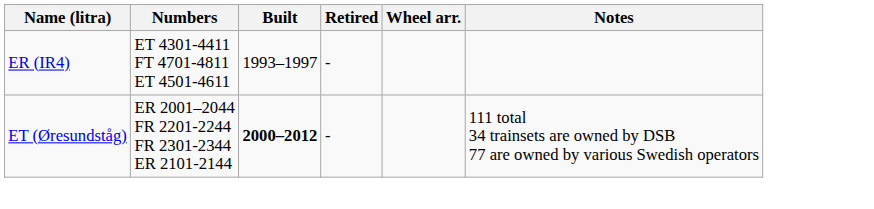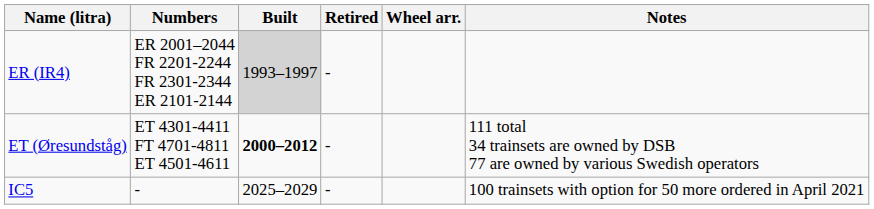(182, 62) ET 4301-4411 FT 4701-4811 ET 4501-4611 -> (185, 72) ER 2001–2044 FR 2201-2244 FR 2301-2344 ER 2101-2144
(280, 62) no background -> (280, 72) lightgrey background
(185, 135) ER 2001–2044 FR 2201-2244 FR 2301-2344 ER 2101-2144 -> (182, 145) ET 4301-4411 FT 4701-4811 ET 4501-4611
+ row: (21, 190)
